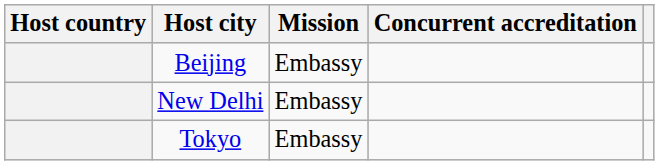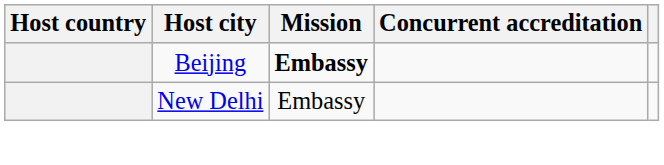(319, 62) normal -> (321, 62) bold
- row: (210, 139)
